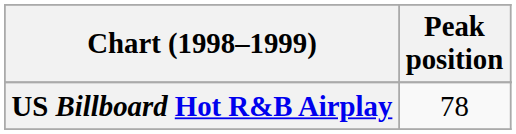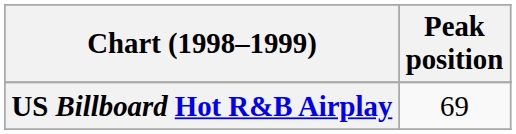(454, 105) 78 -> (454, 105) 69
